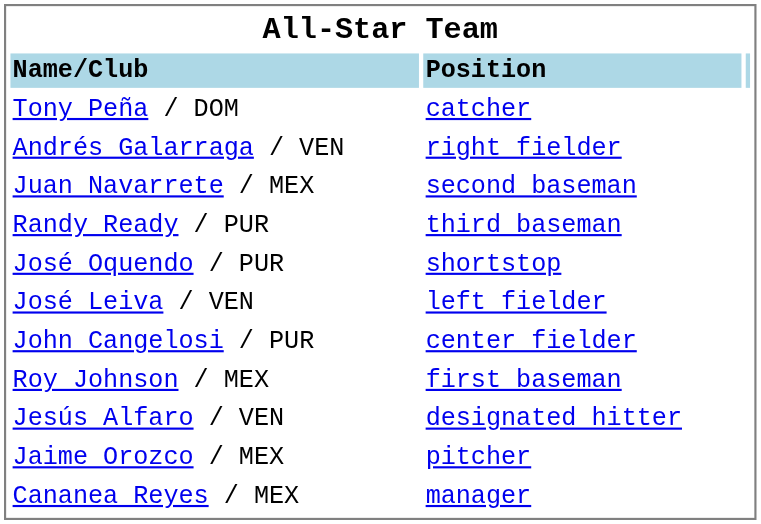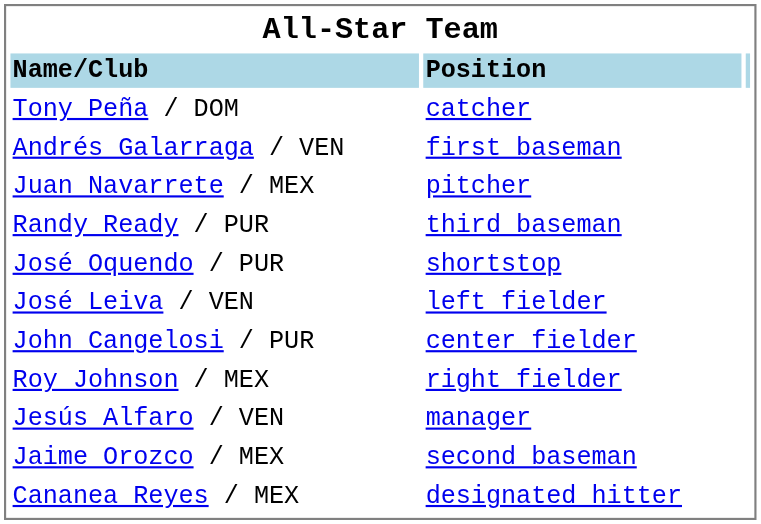(524, 148) right fielder -> (524, 148) first baseman
(531, 187) second baseman -> (478, 187) pitcher
(524, 380) first baseman -> (524, 380) right fielder
(554, 419) designated hitter -> (478, 419) manager
(478, 458) pitcher -> (531, 458) second baseman
(478, 496) manager -> (554, 496) designated hitter
